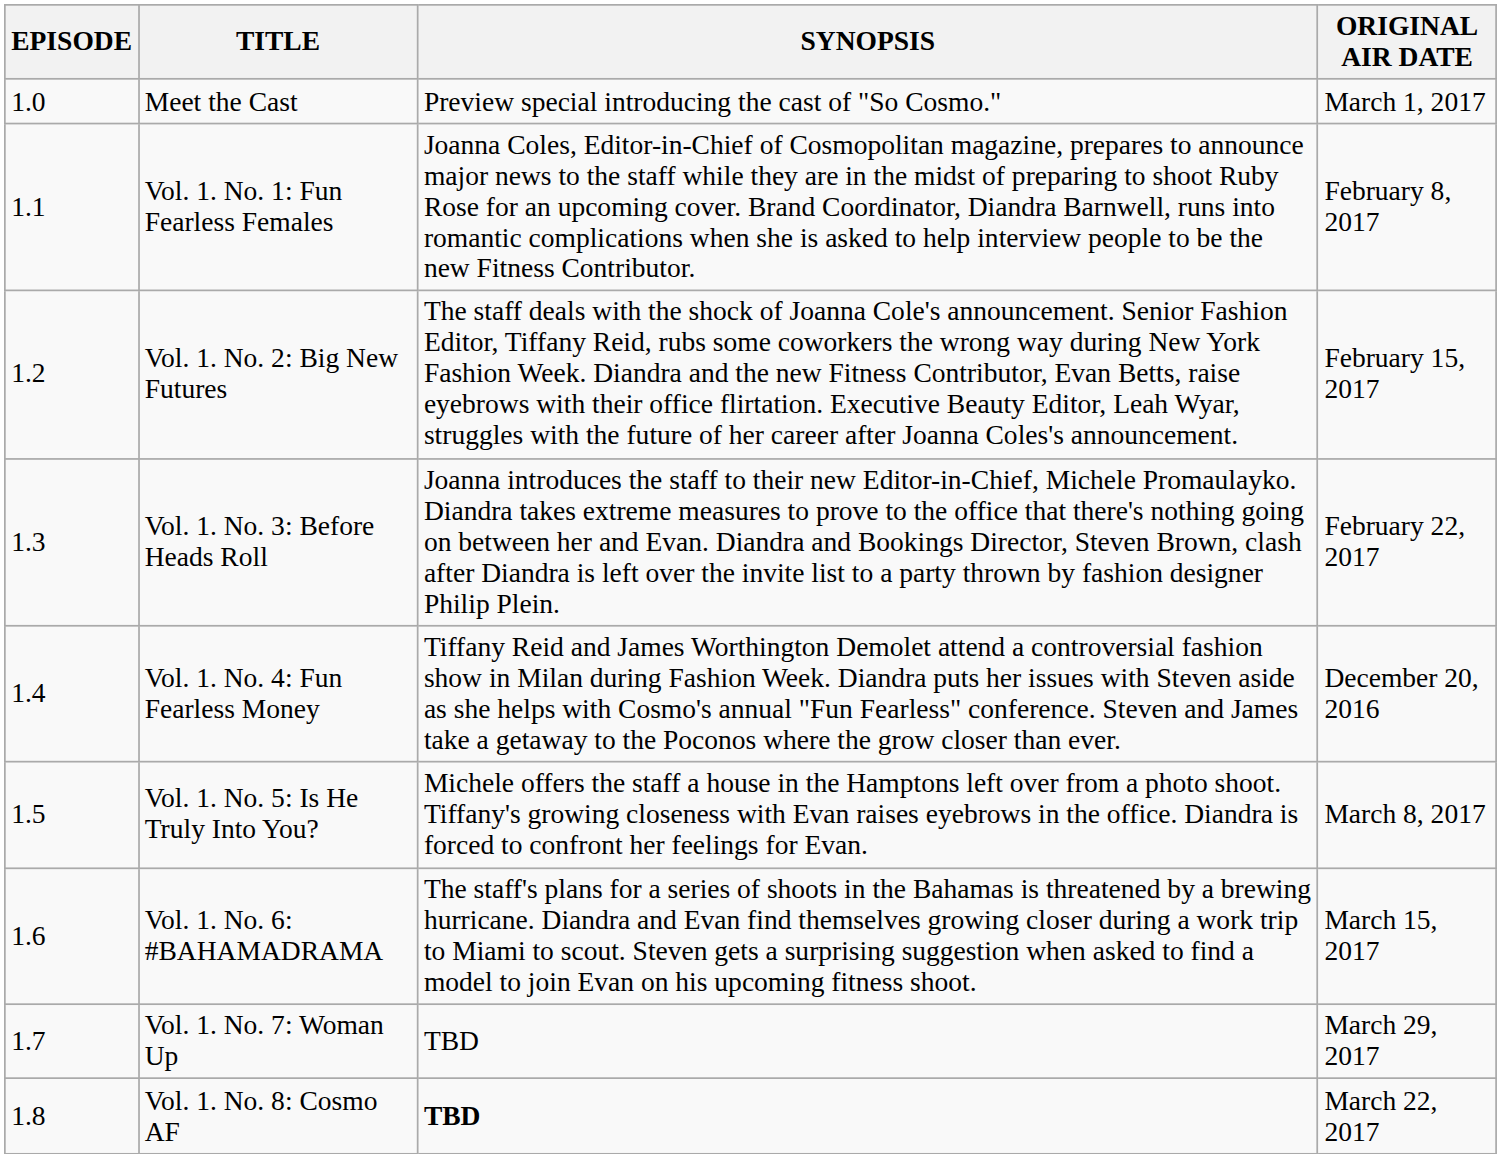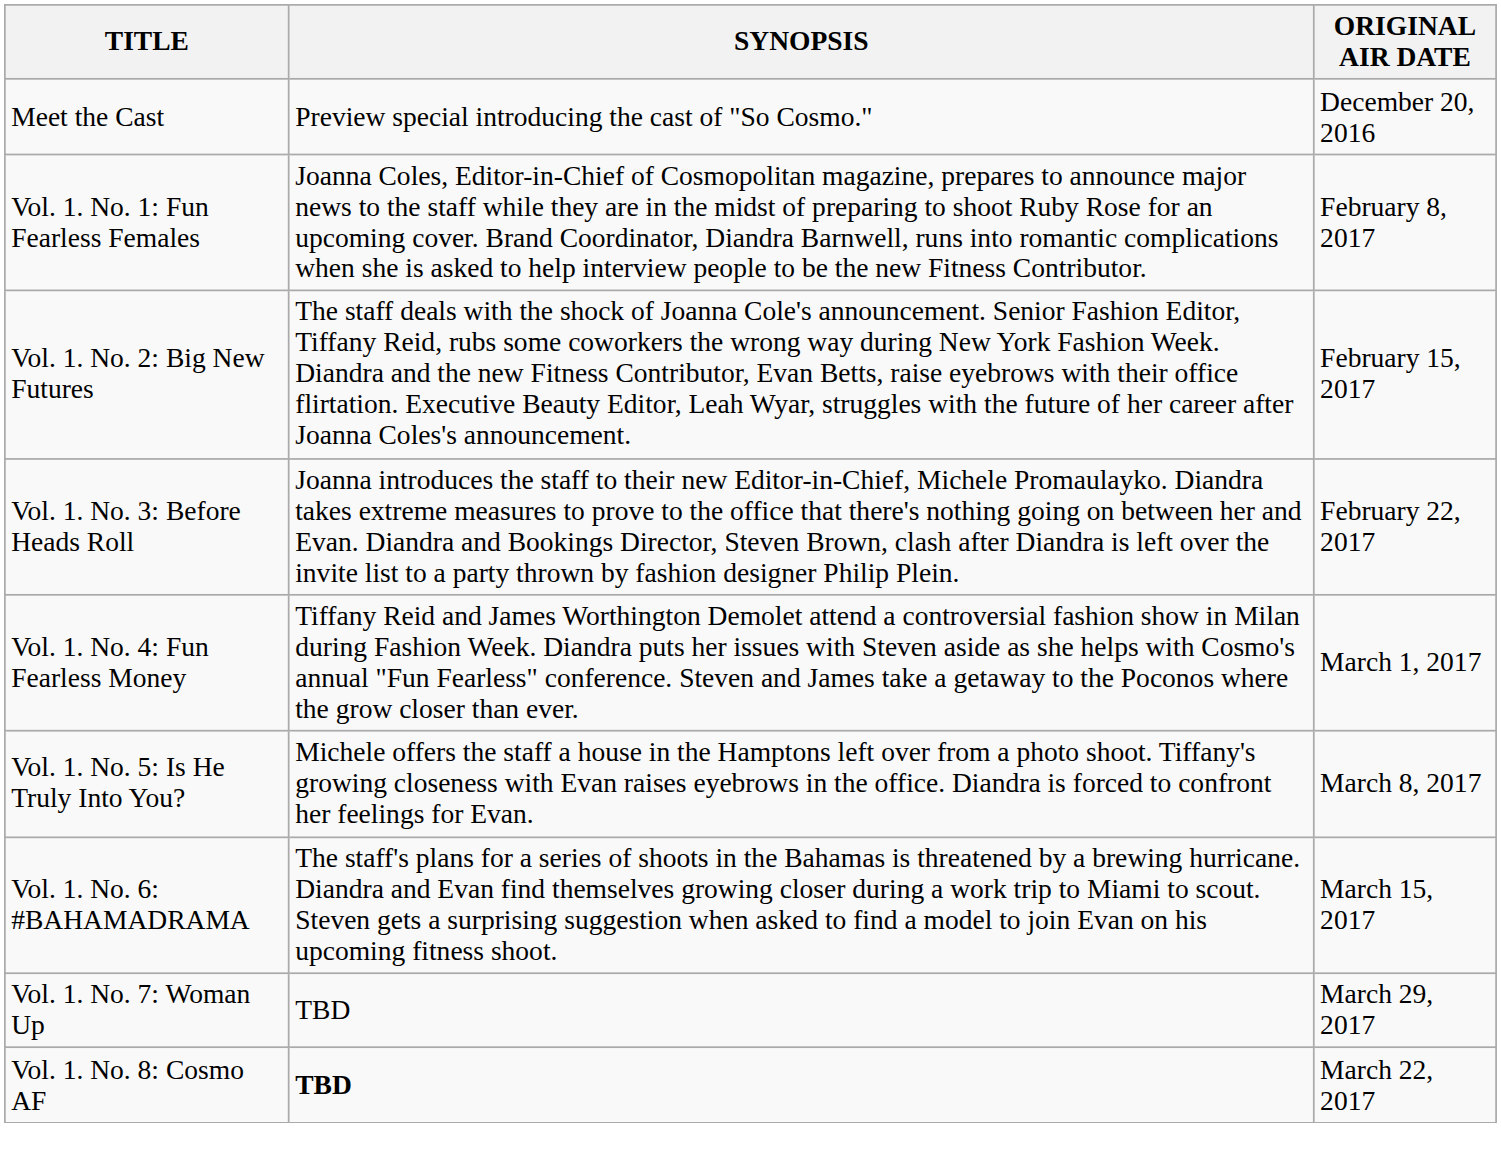- column: (72, 41)
(1405, 100) March 1, 2017 -> (1397, 116) December 20, 2016
(1402, 693) December 20, 2016 -> (1401, 662) March 1, 2017
